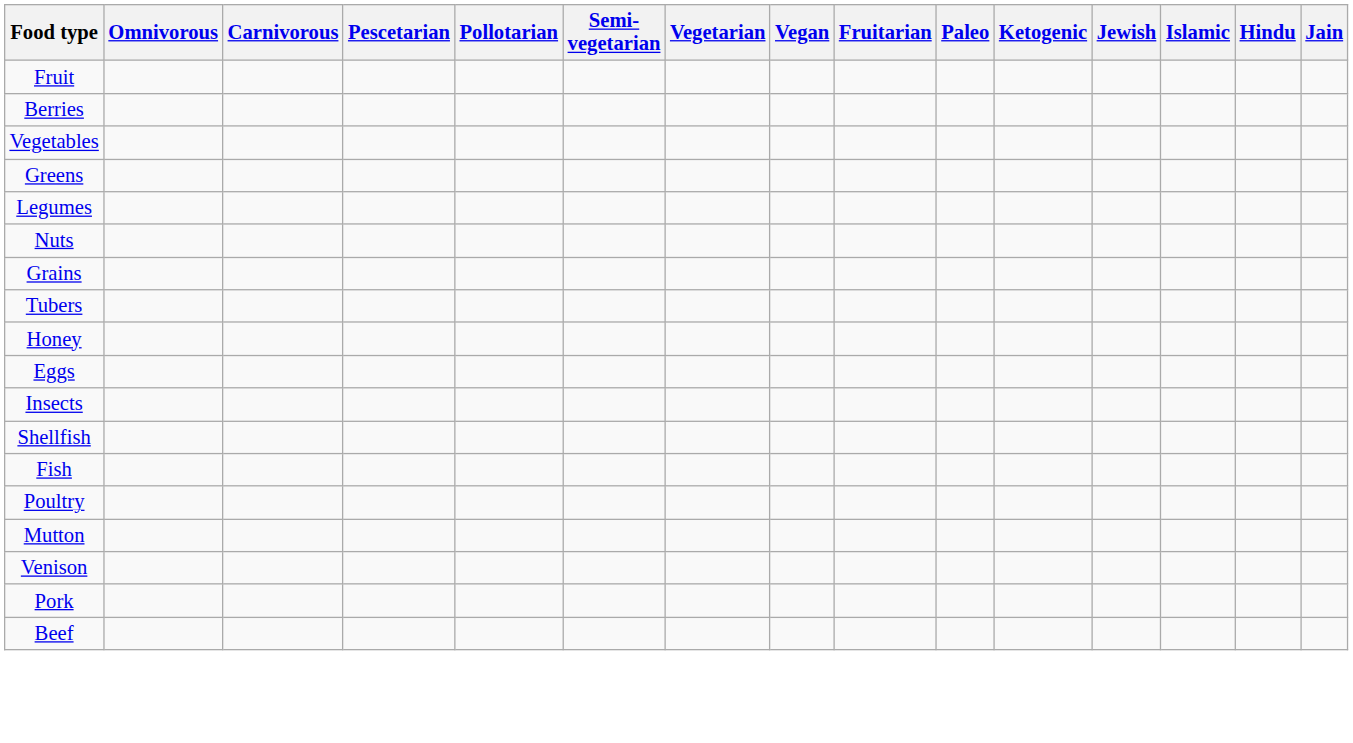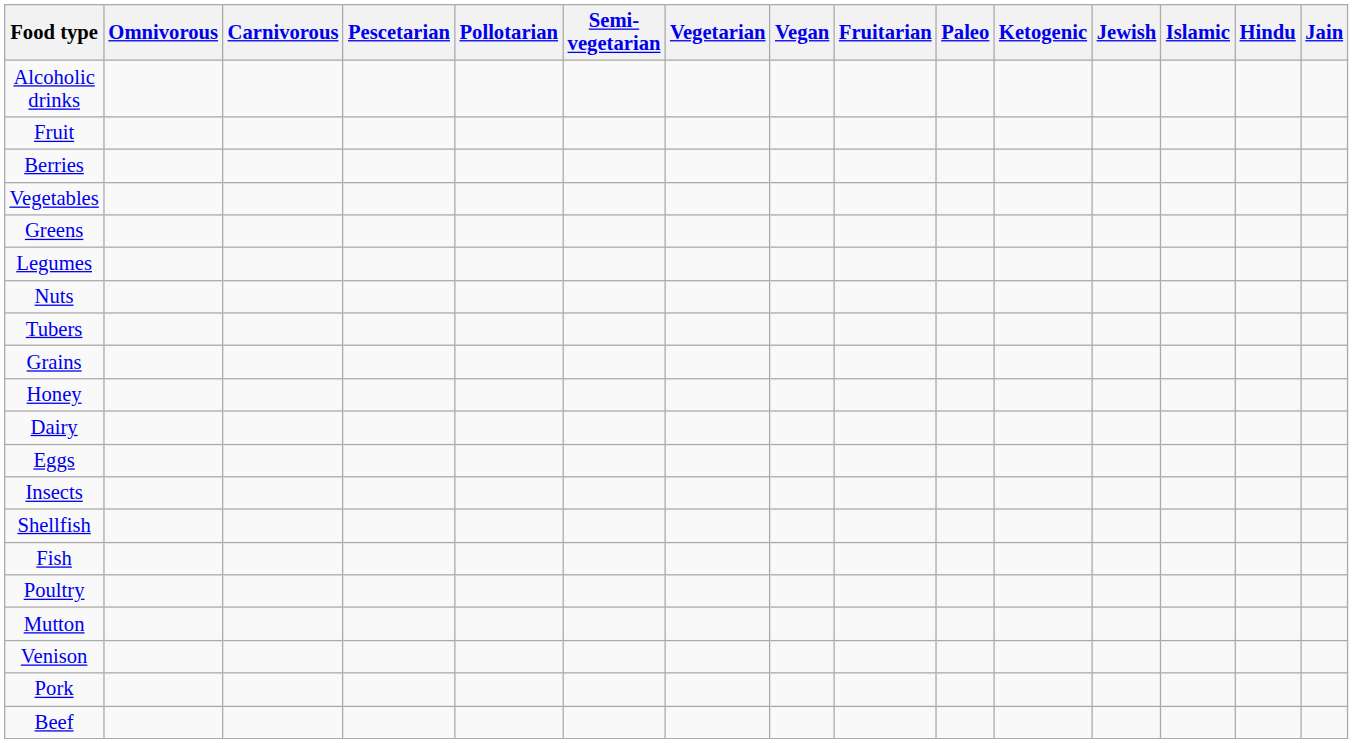+ row: (54, 88)
rows swapped: (54, 305) <-> (54, 273)
+ row: (54, 427)
